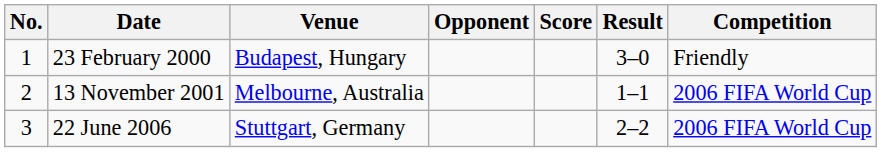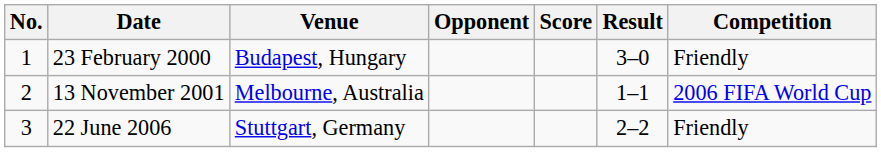(772, 127) 2006 FIFA World Cup -> (711, 127) Friendly
